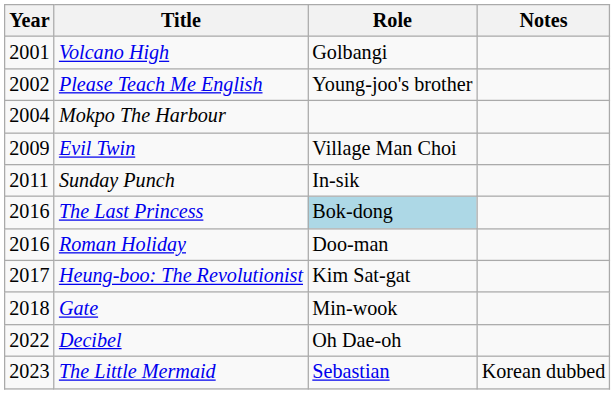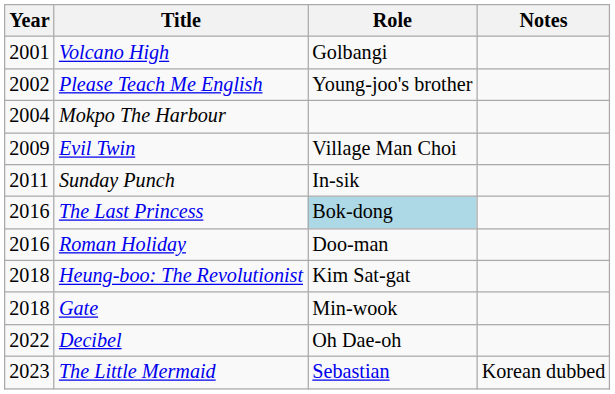(29, 276) 2017 -> (29, 276) 2018
